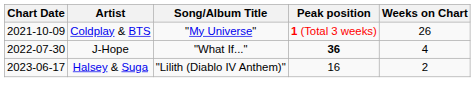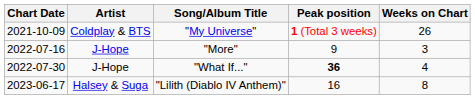+ row: (221, 49)
(425, 67) 2 -> (425, 85) 8
